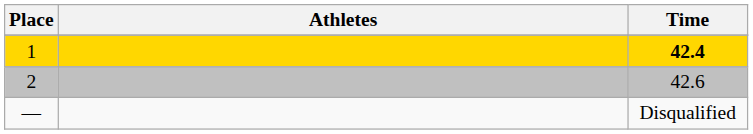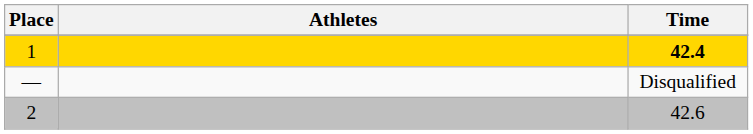rows swapped: (31, 81) <-> (31, 112)
